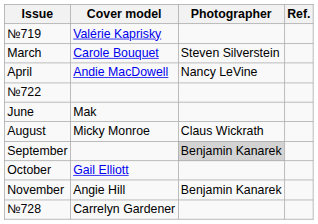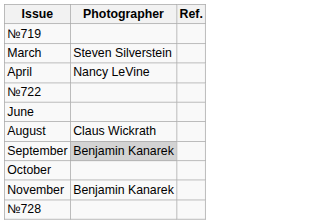- column: (124, 14)
